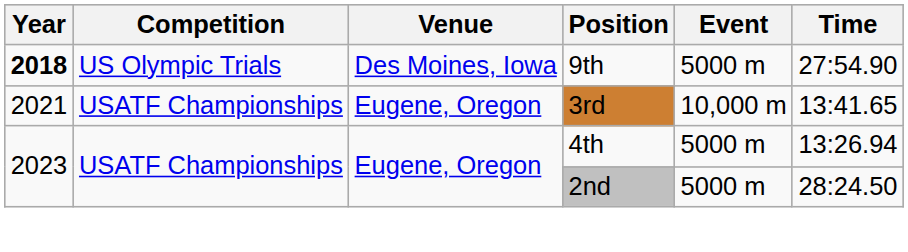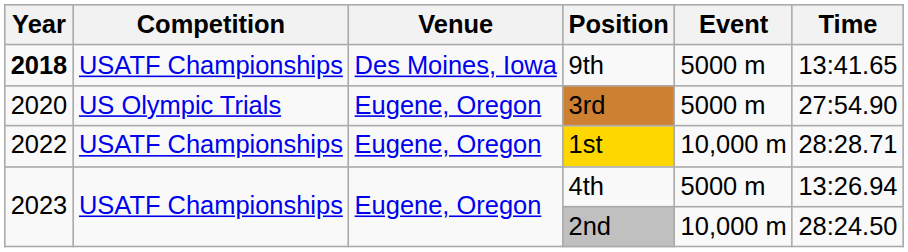(180, 65) US Olympic Trials -> (211, 65) USATF Championships
(848, 65) 27:54.90 -> (848, 65) 13:41.65
(39, 105) 2021 -> (39, 105) 2020
(211, 105) USATF Championships -> (180, 105) US Olympic Trials
(734, 105) 10,000 m -> (723, 105) 5000 m
(848, 105) 13:41.65 -> (848, 105) 27:54.90
+ row: (586, 145)
(723, 186) 5000 m -> (734, 226) 10,000 m
